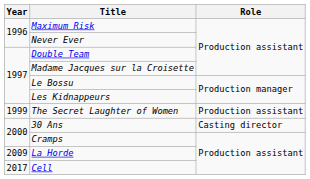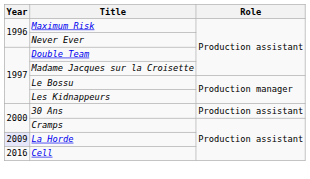- row: (105, 111)
(240, 125) Casting director -> (251, 111) Production assistant
(17, 153) no background -> (17, 139) lavender background
(17, 168) 2017 -> (17, 153) 2016
